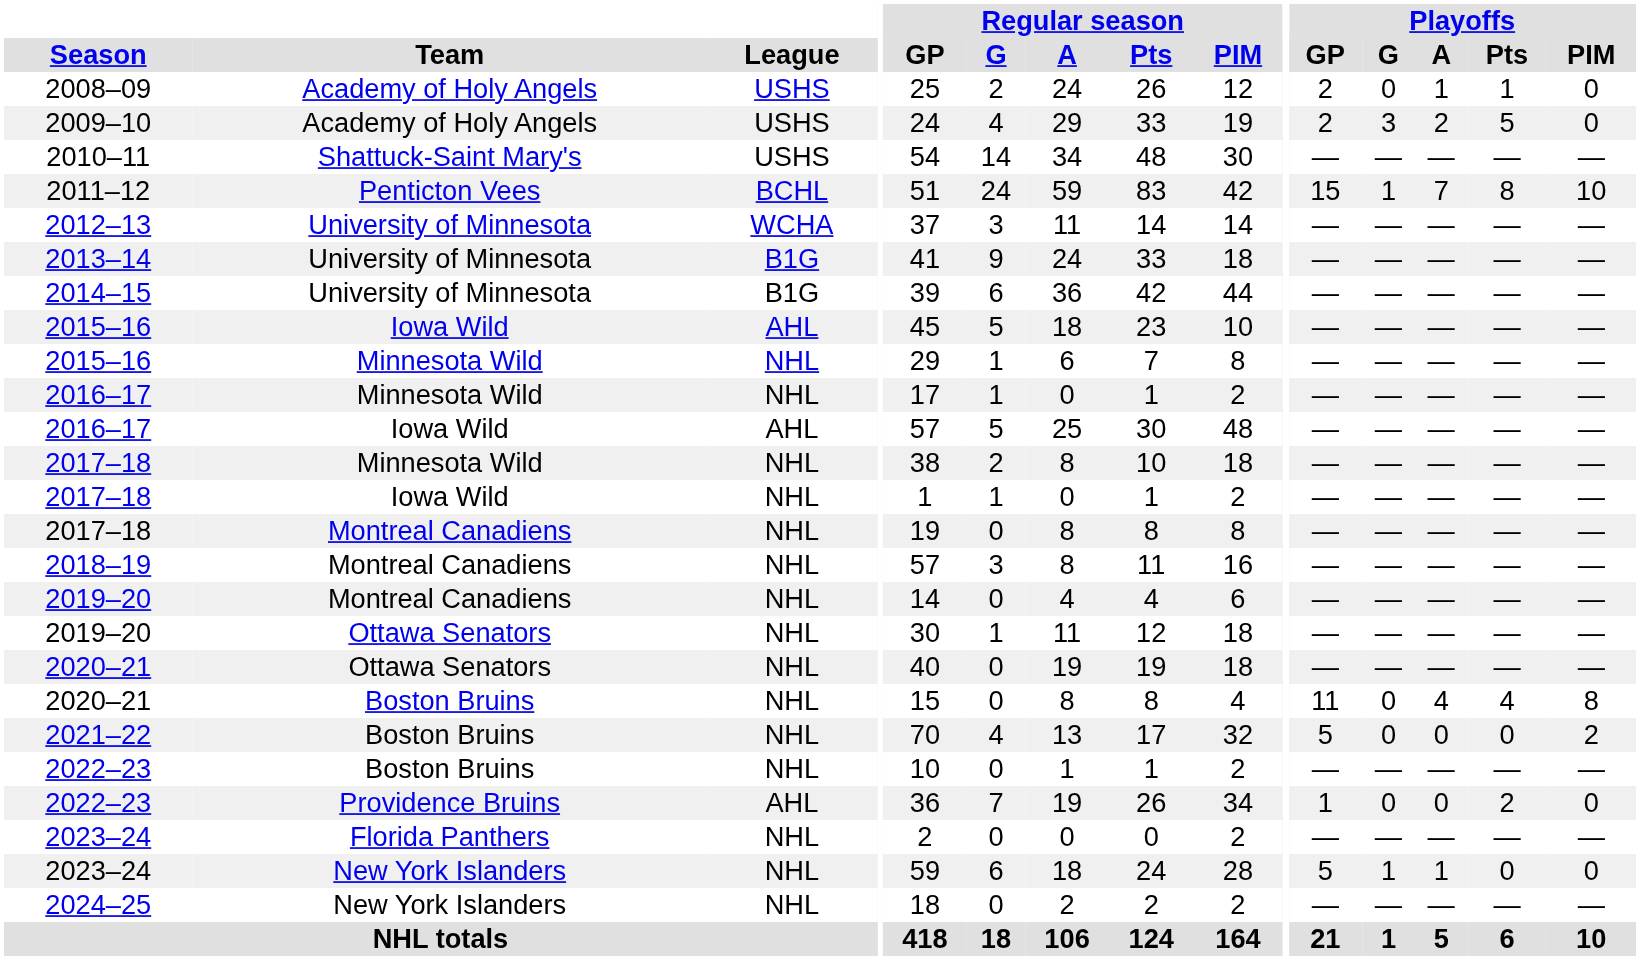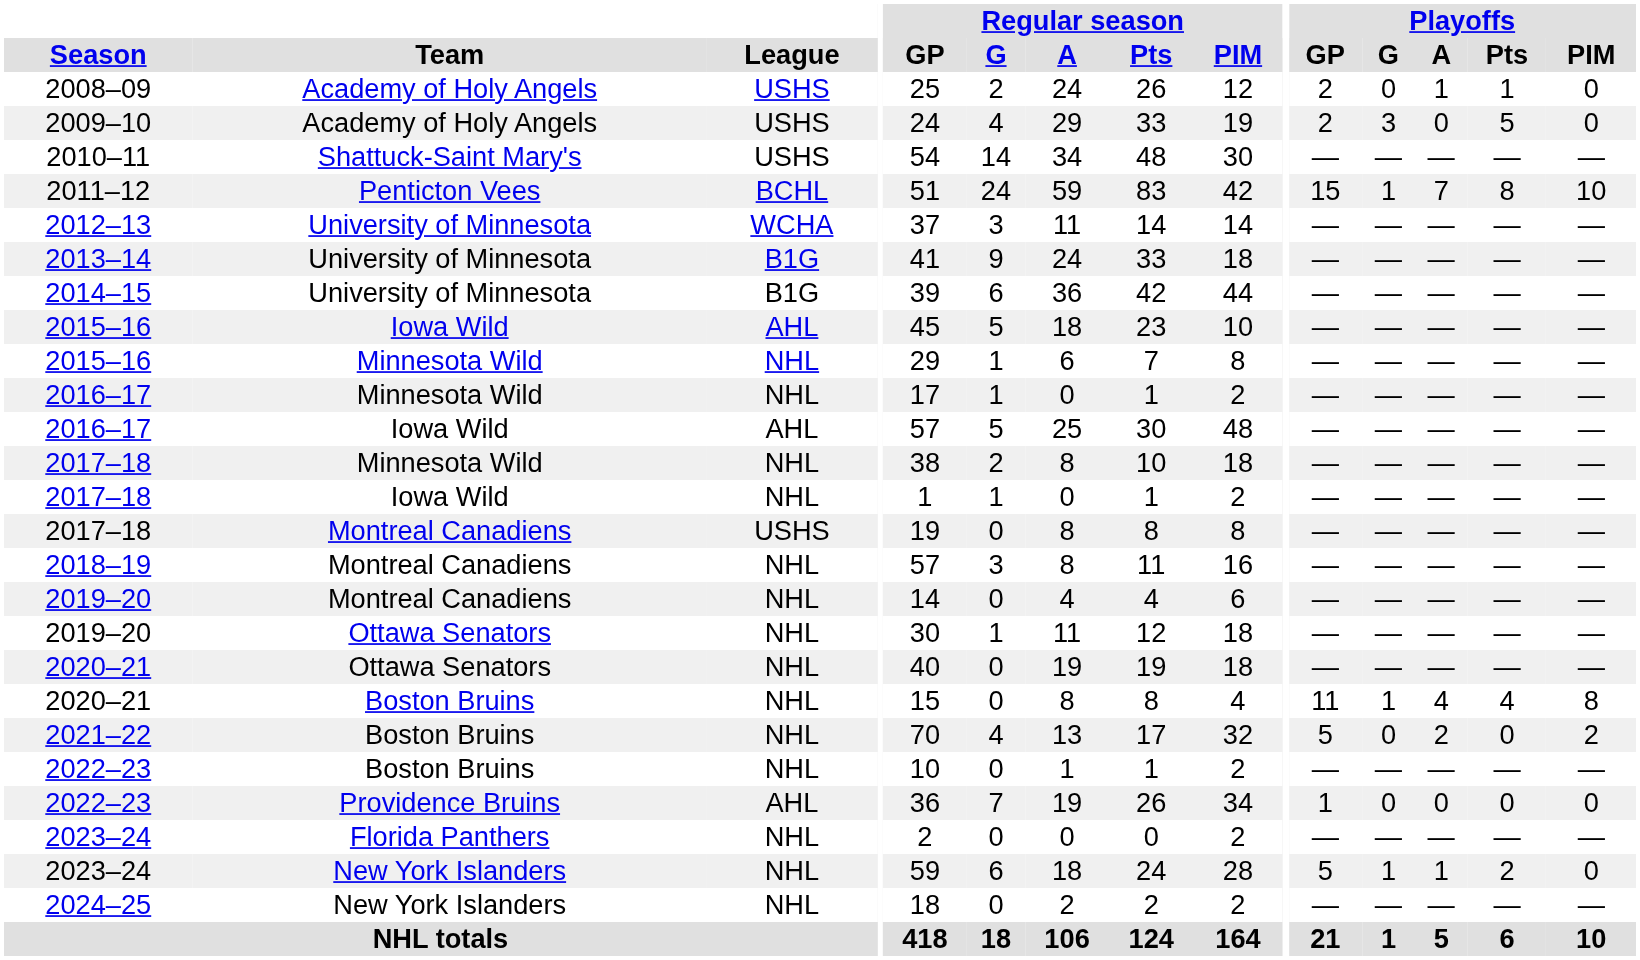(1441, 122) 2 -> (1441, 122) 0
(792, 530) NHL -> (792, 530) USHS
(1388, 700) 0 -> (1388, 700) 1
(1441, 734) 0 -> (1441, 734) 2
(1507, 802) 2 -> (1507, 802) 0
(1507, 870) 0 -> (1507, 870) 2
